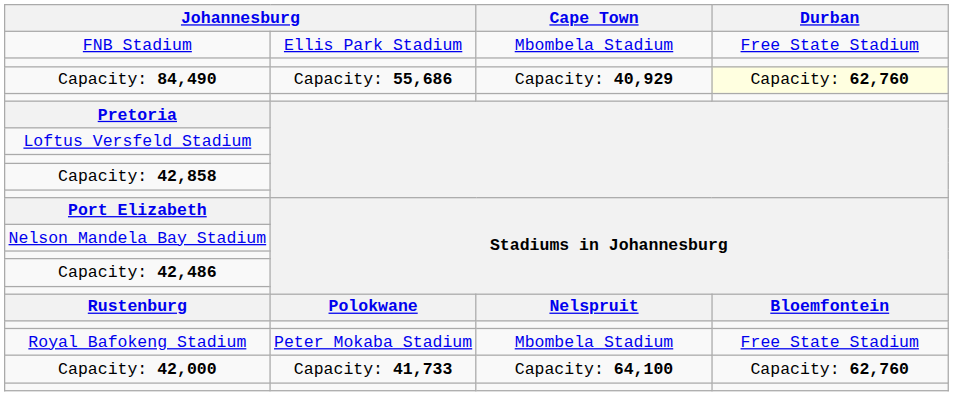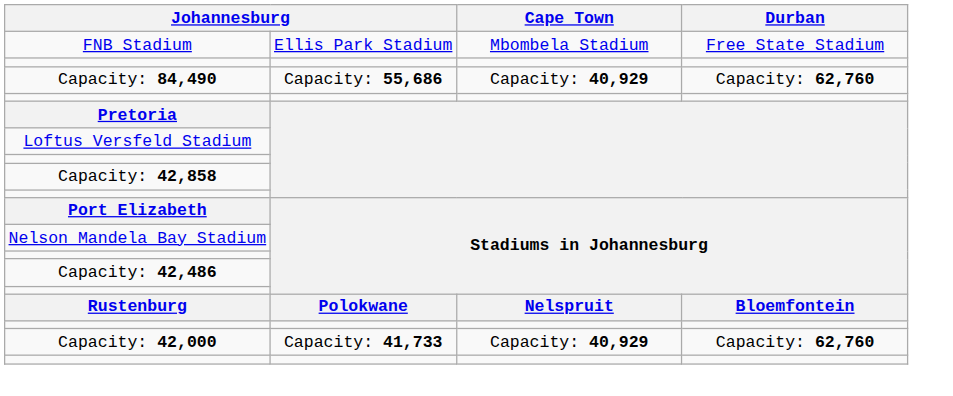(830, 80) lightyellow background -> (795, 80) no background
- row: (137, 342)
(594, 369) Capacity: 64,100 -> (569, 342) Capacity: 40,929
